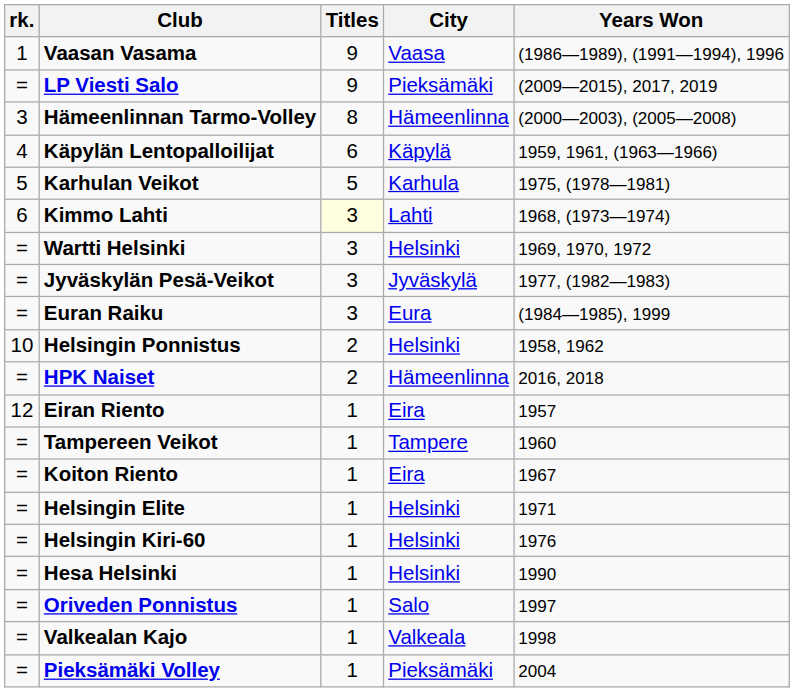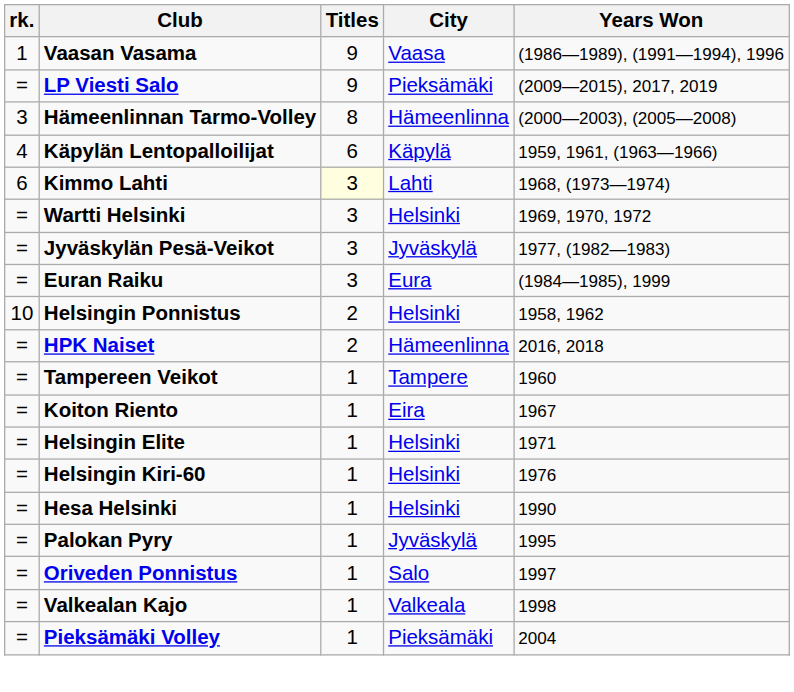- row: (121, 183)
- row: (104, 410)
+ row: (108, 540)
